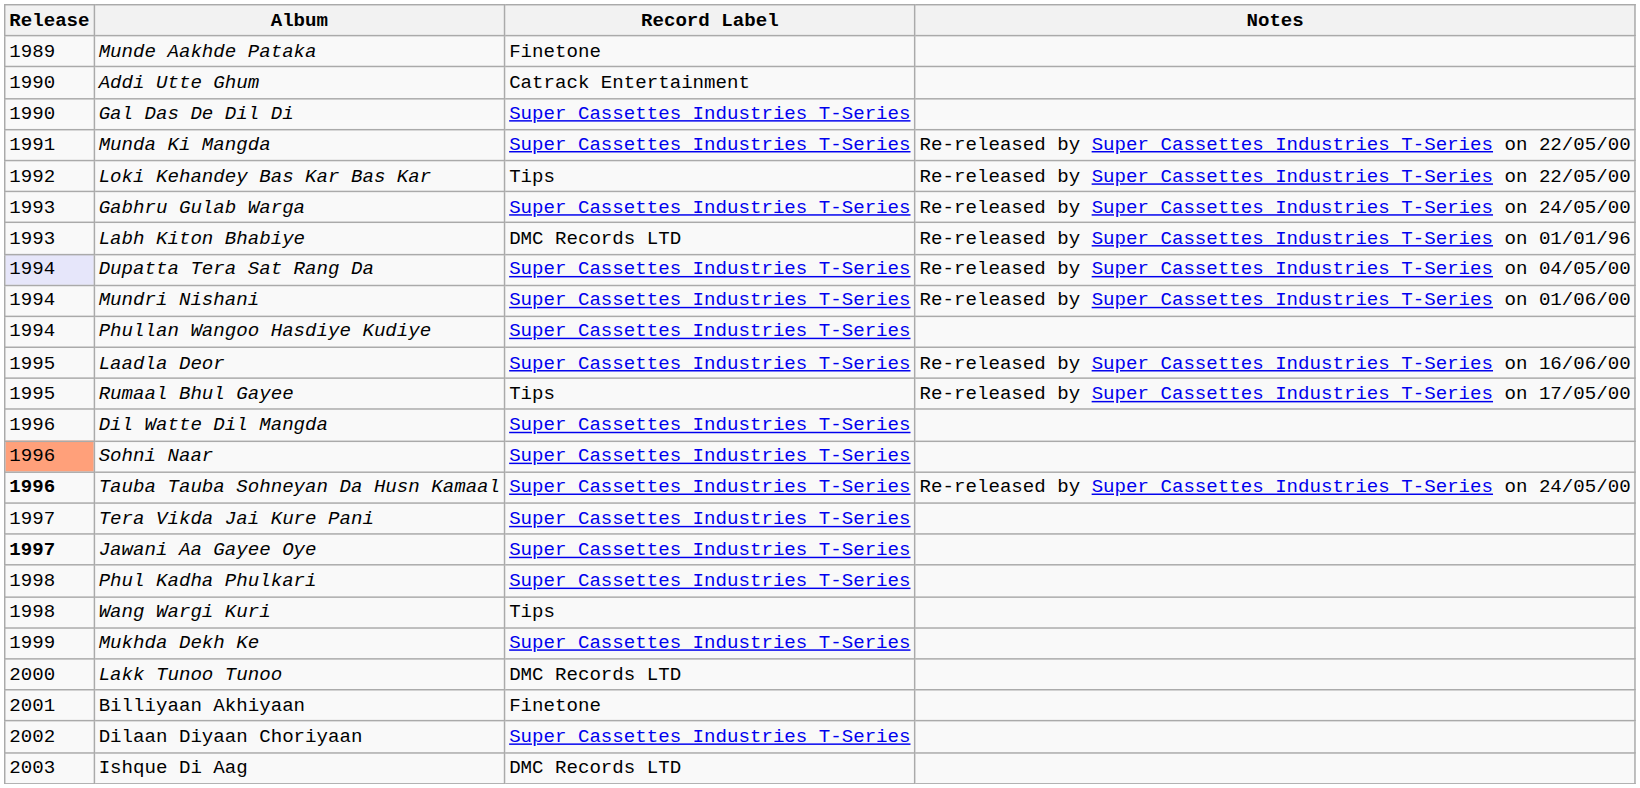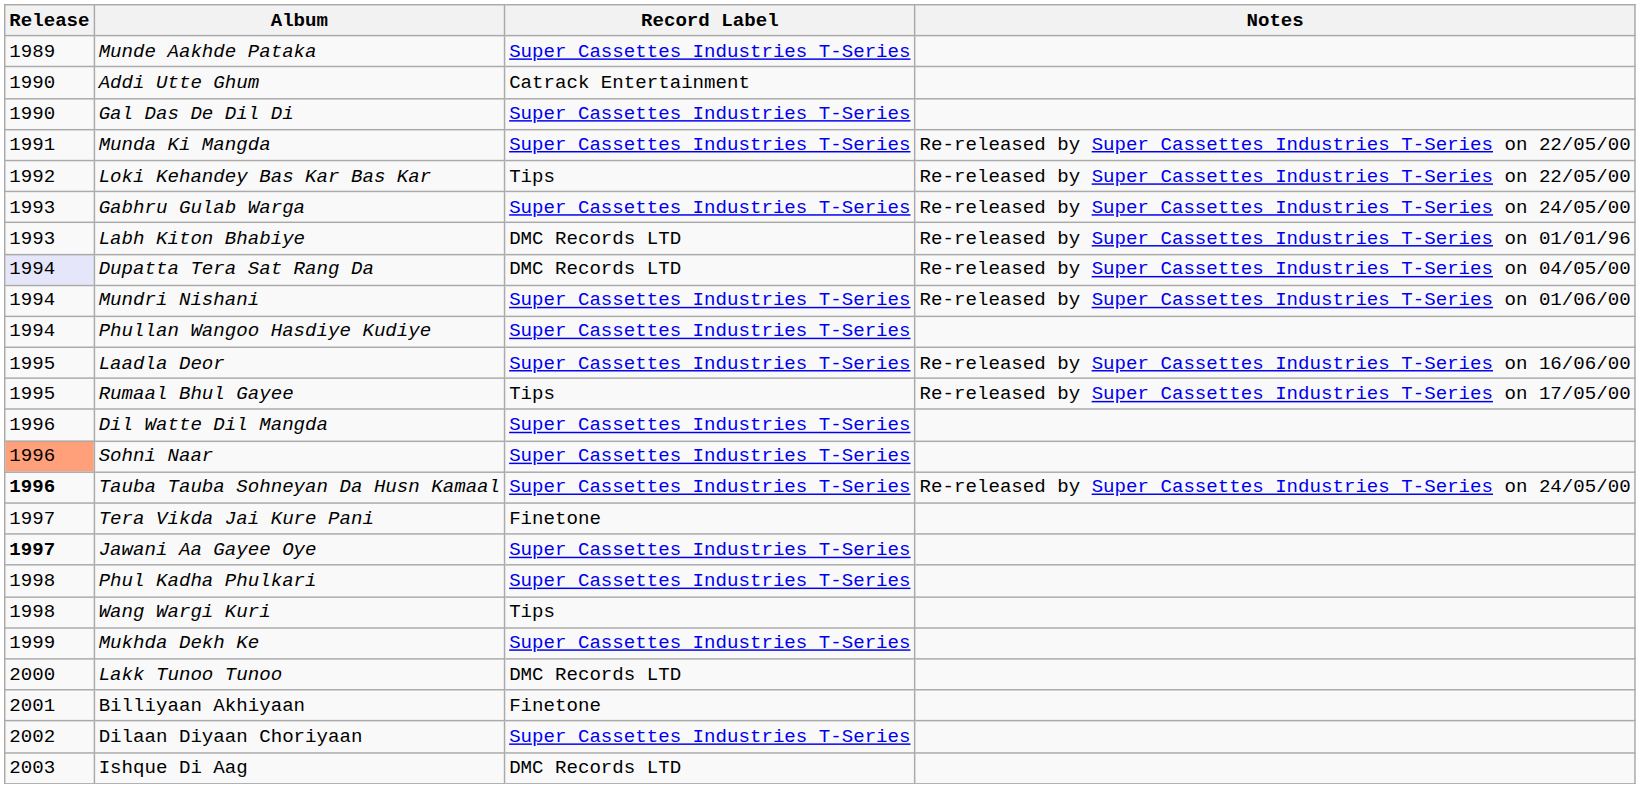(555, 51) Finetone -> (710, 51) Super Cassettes Industries T-Series
(710, 269) Super Cassettes Industries T-Series -> (595, 269) DMC Records LTD
(710, 519) Super Cassettes Industries T-Series -> (555, 519) Finetone
